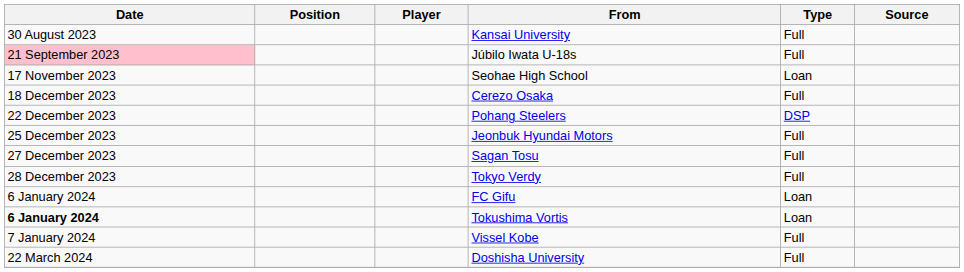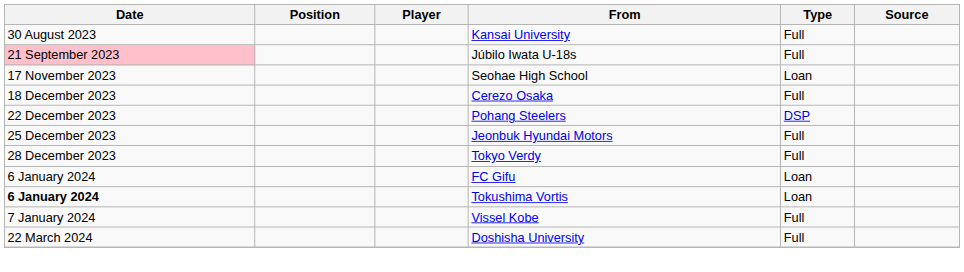- row: (505, 156)
